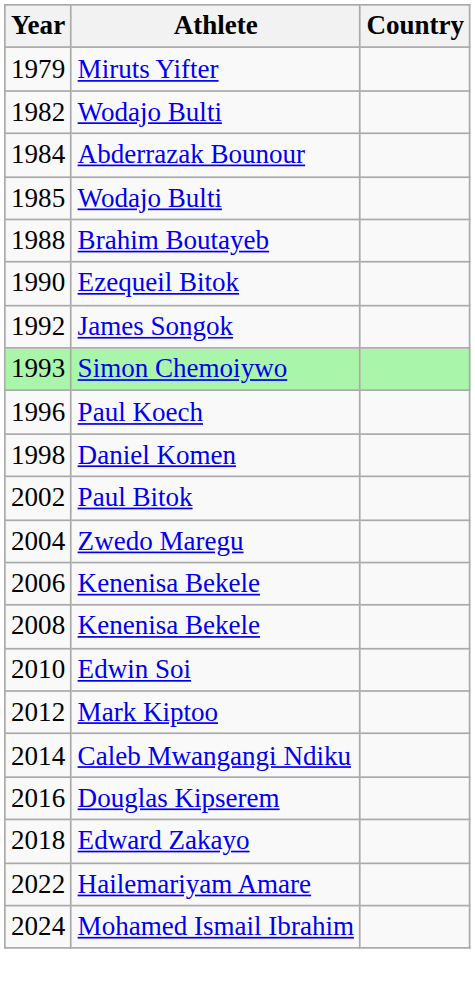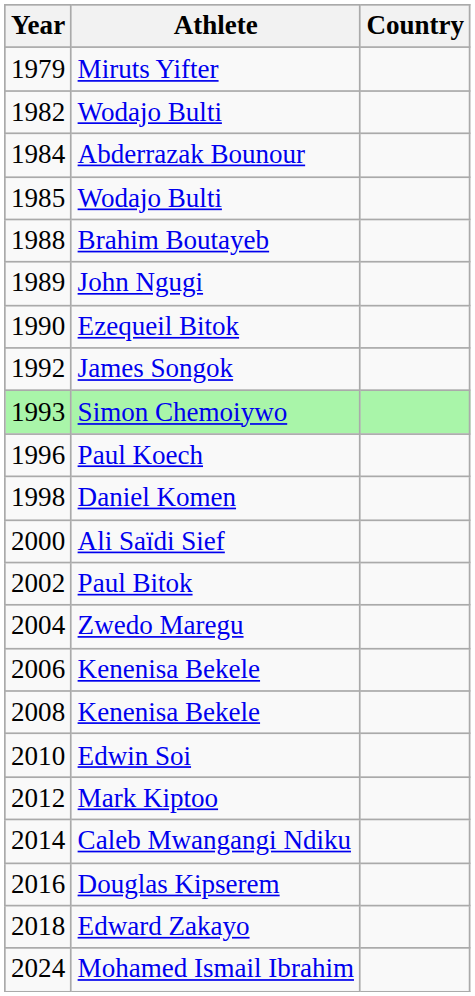+ row: (38, 283)
+ row: (38, 540)
- row: (38, 883)
